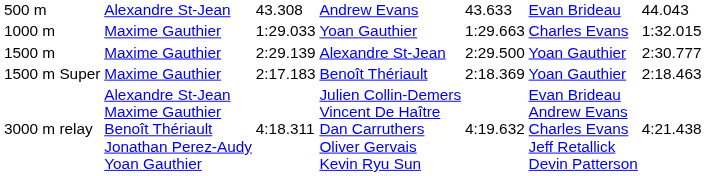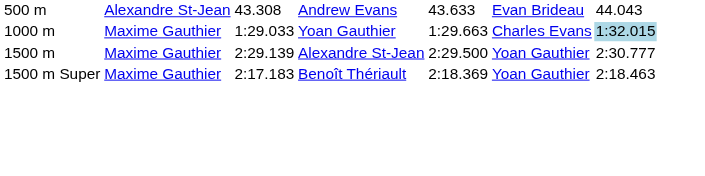(672, 31) no background -> (626, 31) lightblue background
- row: (48, 129)
